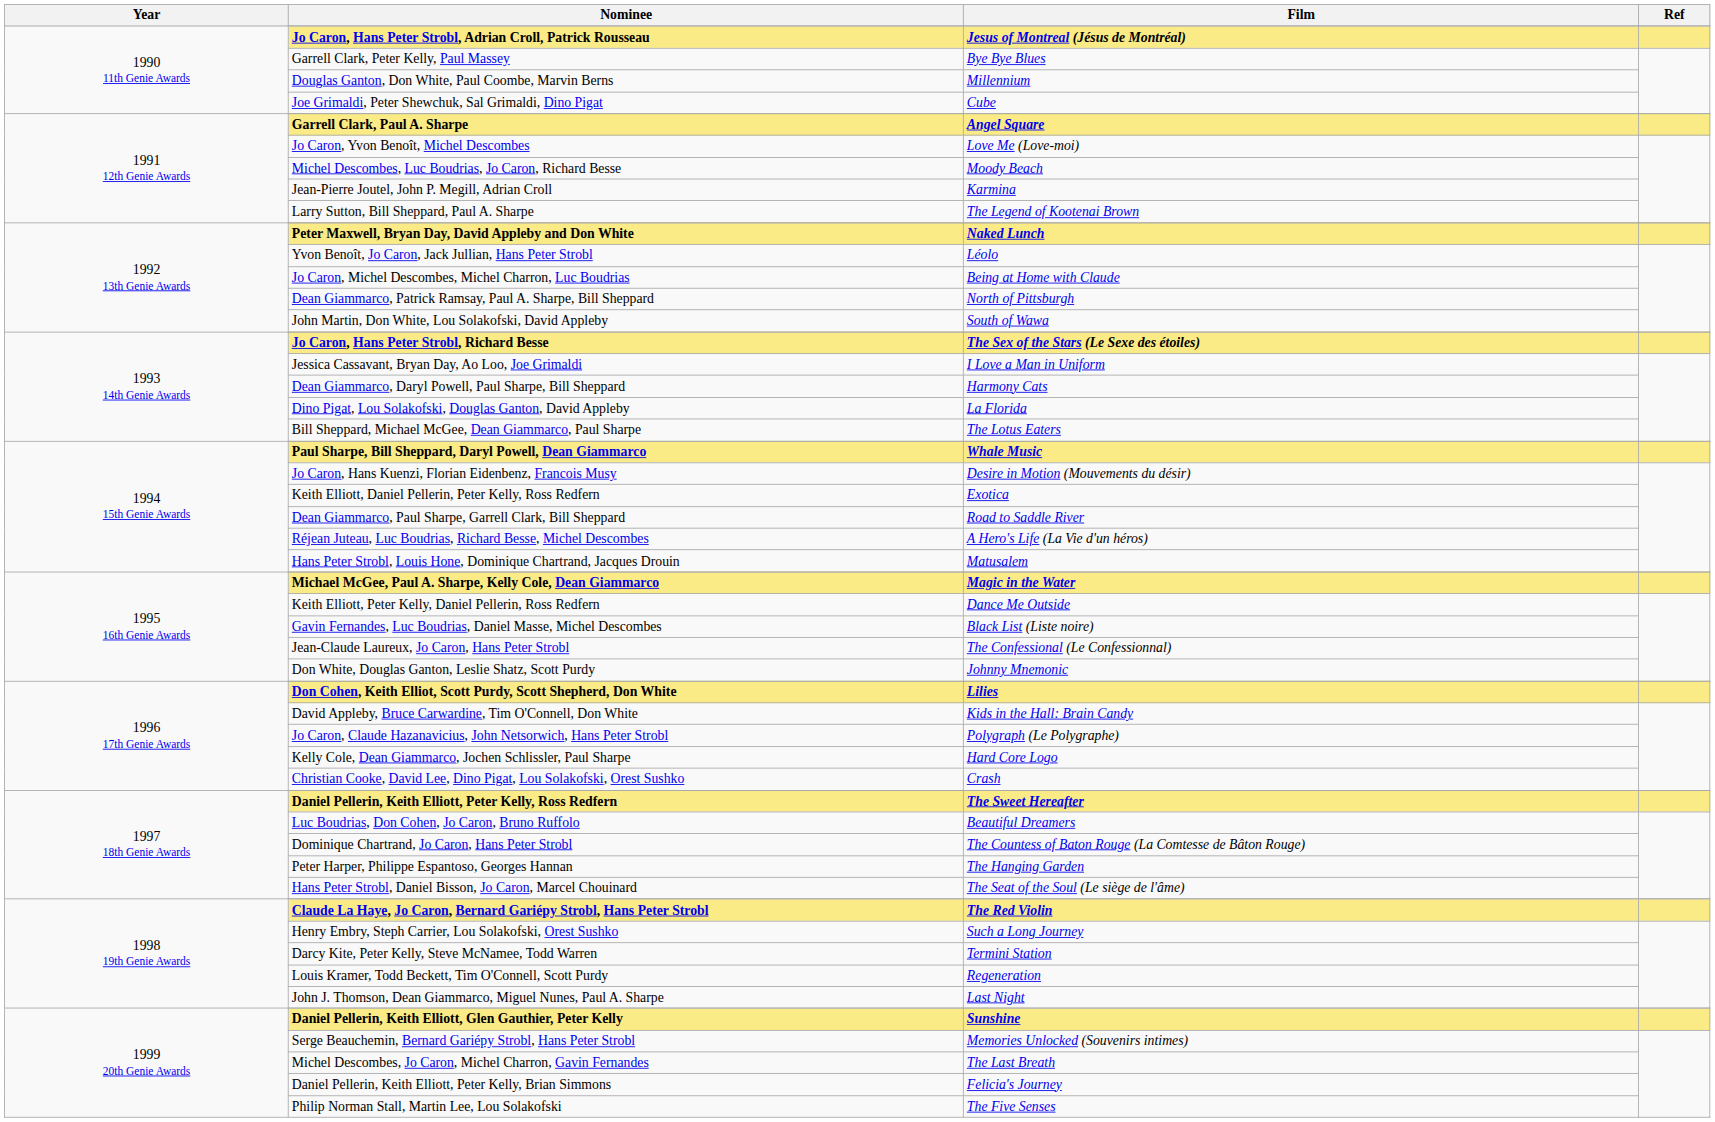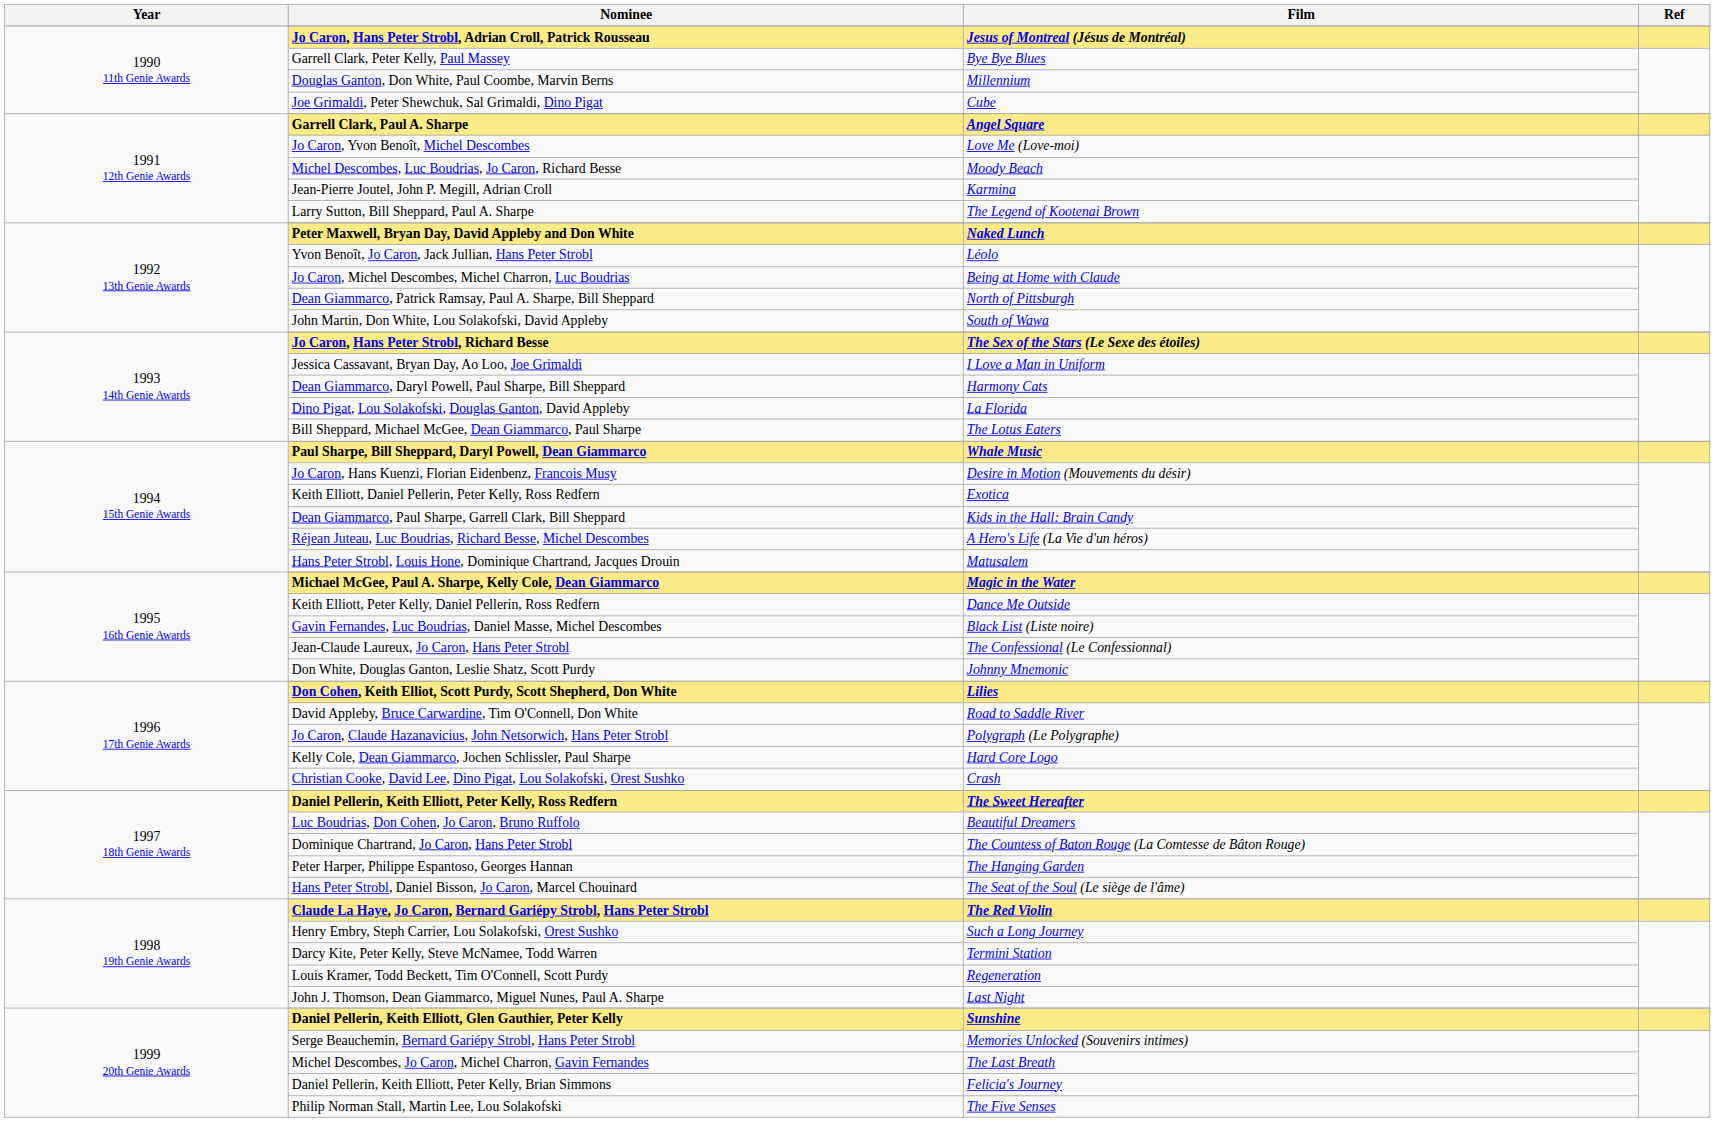(1026, 517) Road to Saddle River -> (1050, 517) Kids in the Hall: Brain Candy
(1050, 713) Kids in the Hall: Brain Candy -> (1026, 713) Road to Saddle River
